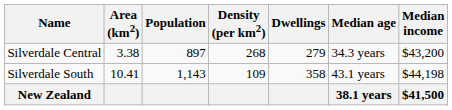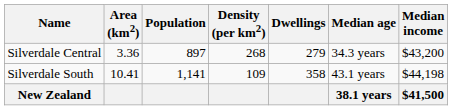(128, 53) 3.38 -> (128, 53) 3.36
(191, 73) 1,143 -> (191, 73) 1,141
